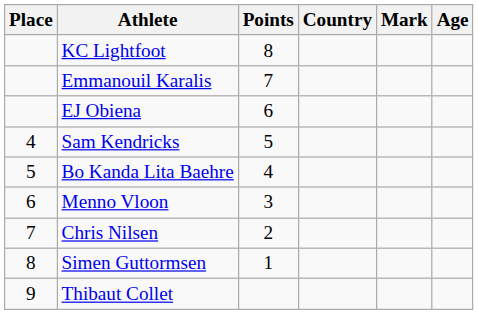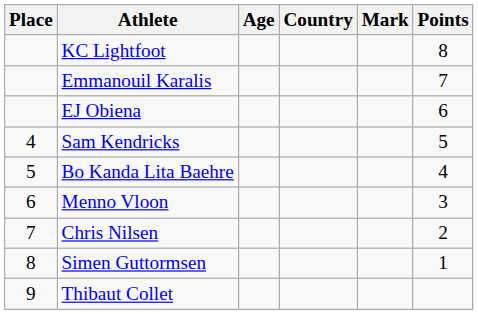columns swapped: (453, 19) <-> (268, 19)
